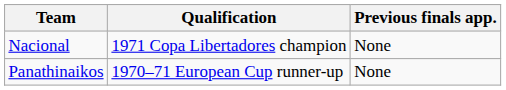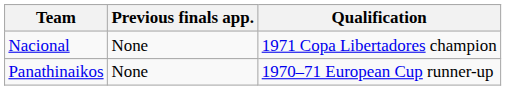columns swapped: (229, 17) <-> (425, 17)
